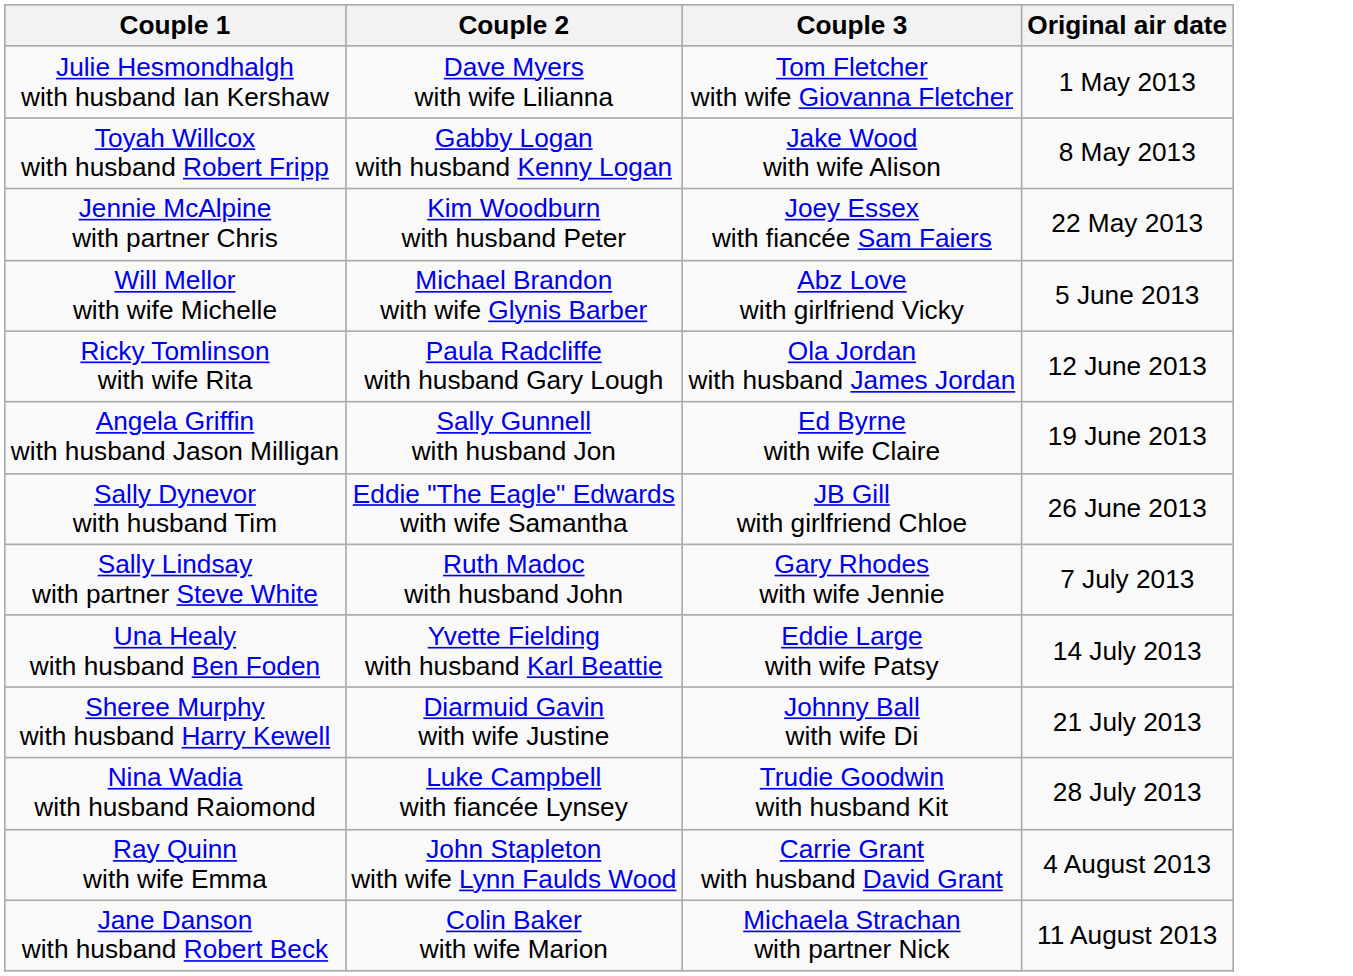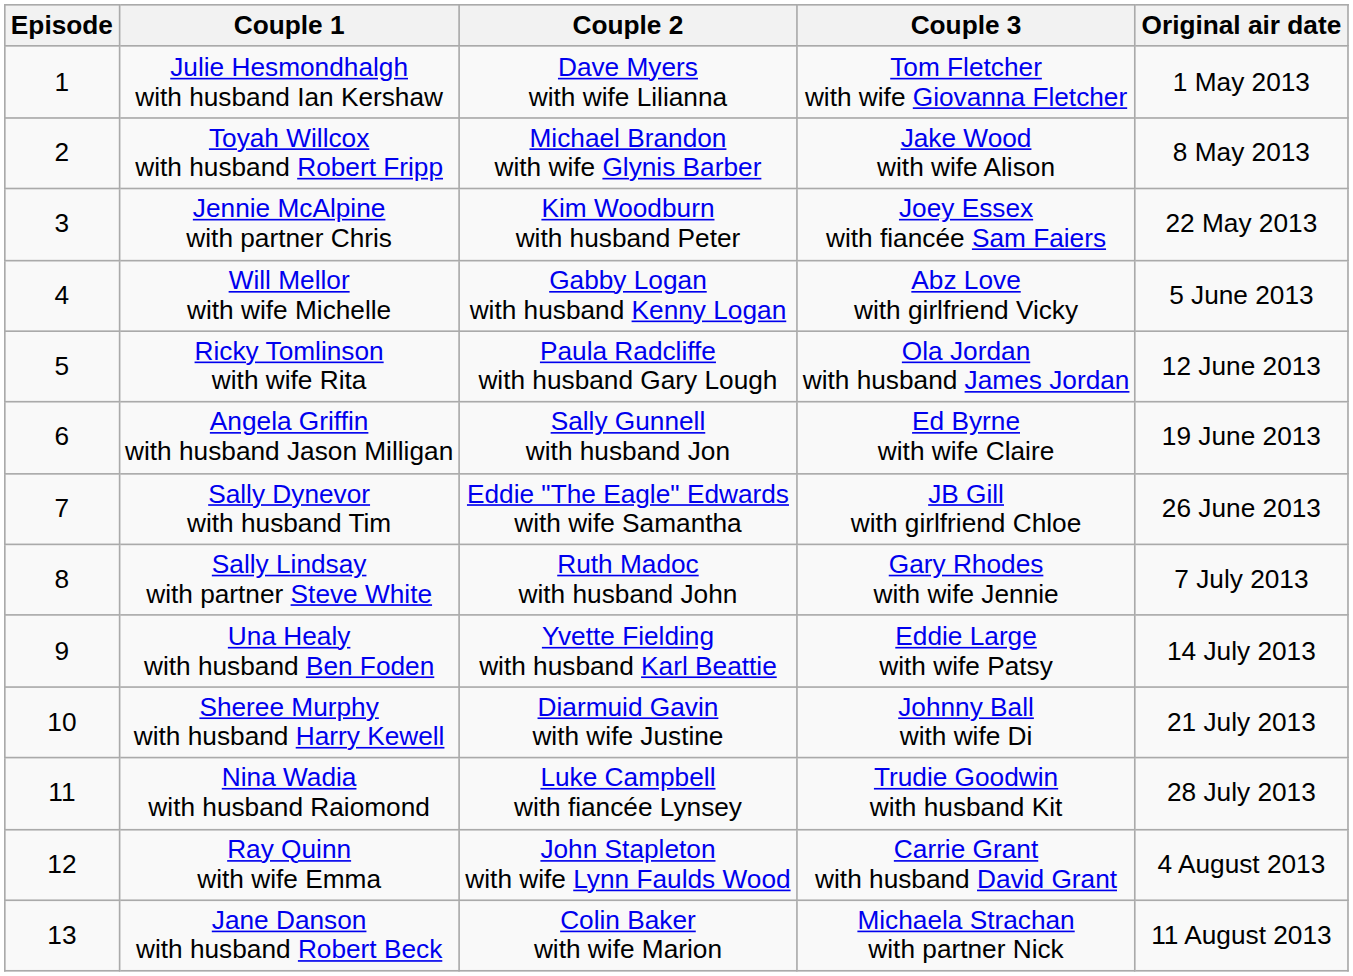+ column: (62, 25)
(514, 152) Gabby Logan with husband Kenny Logan -> (628, 152) Michael Brandon with wife Glynis Barber
(514, 295) Michael Brandon with wife Glynis Barber -> (628, 295) Gabby Logan with husband Kenny Logan
